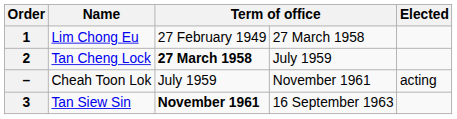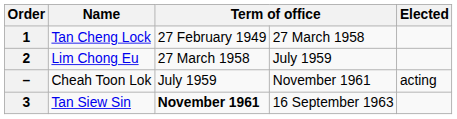(95, 37) Lim Chong Eu -> (101, 37) Tan Cheng Lock
(101, 59) Tan Cheng Lock -> (95, 59) Lim Chong Eu
(205, 59) bold -> (204, 59) normal
